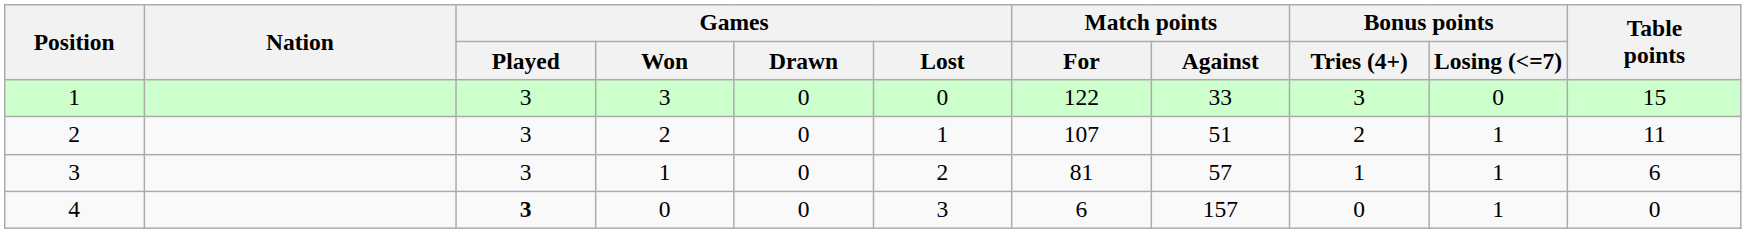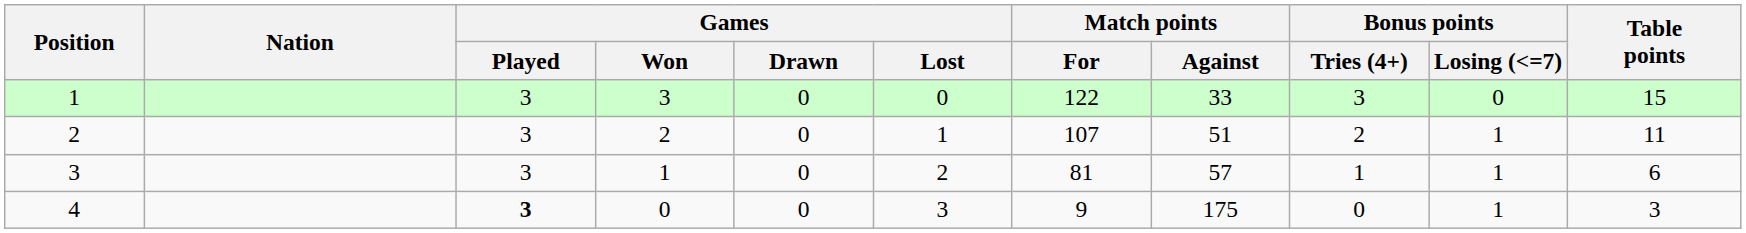(1081, 209) 6 -> (1081, 209) 9
(1220, 209) 157 -> (1220, 209) 175
(1655, 209) 0 -> (1655, 209) 3
